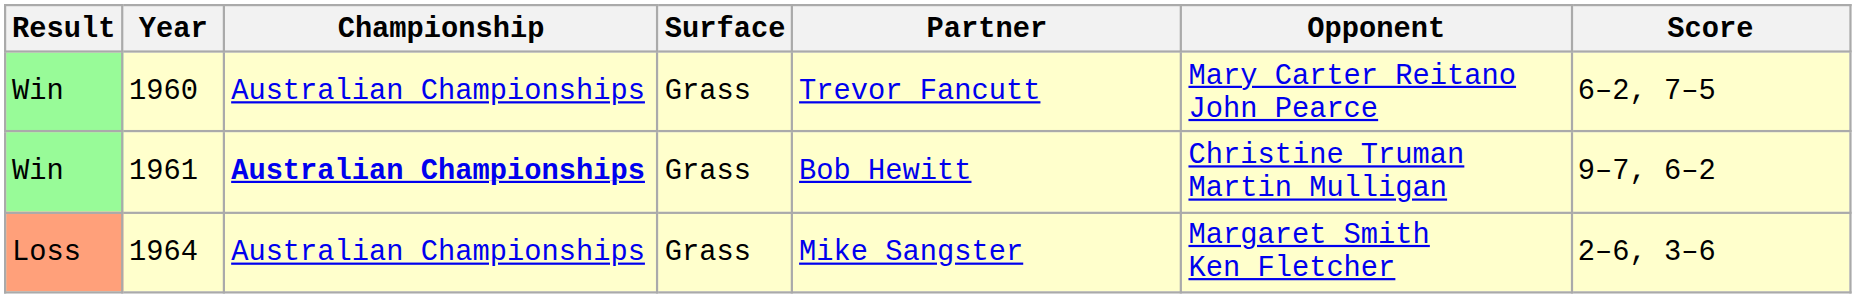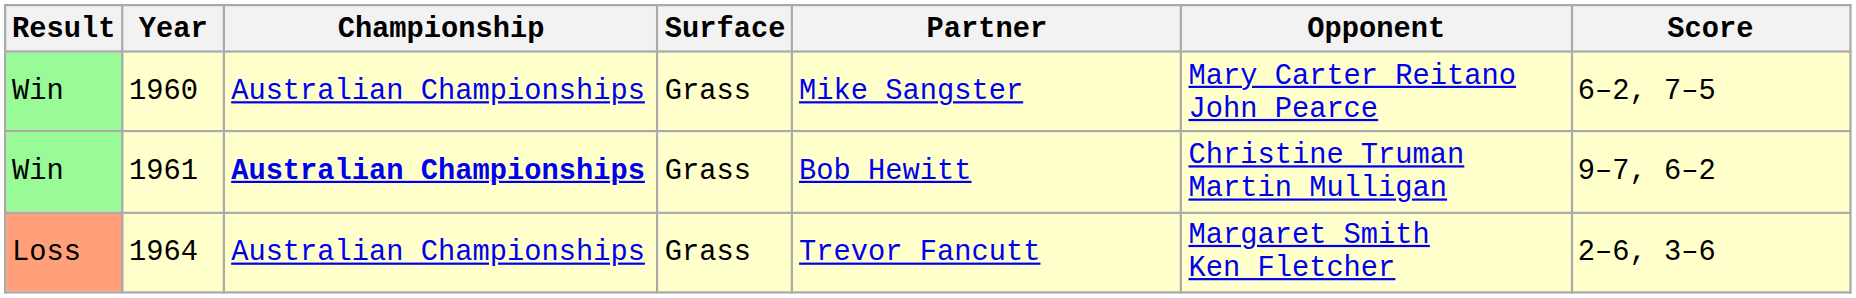(920, 92) Trevor Fancutt -> (911, 92) Mike Sangster
(911, 252) Mike Sangster -> (920, 252) Trevor Fancutt
